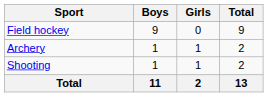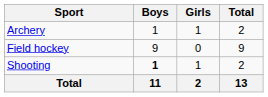rows swapped: (26, 48) <-> (38, 30)
(155, 65) normal -> (155, 65) bold
